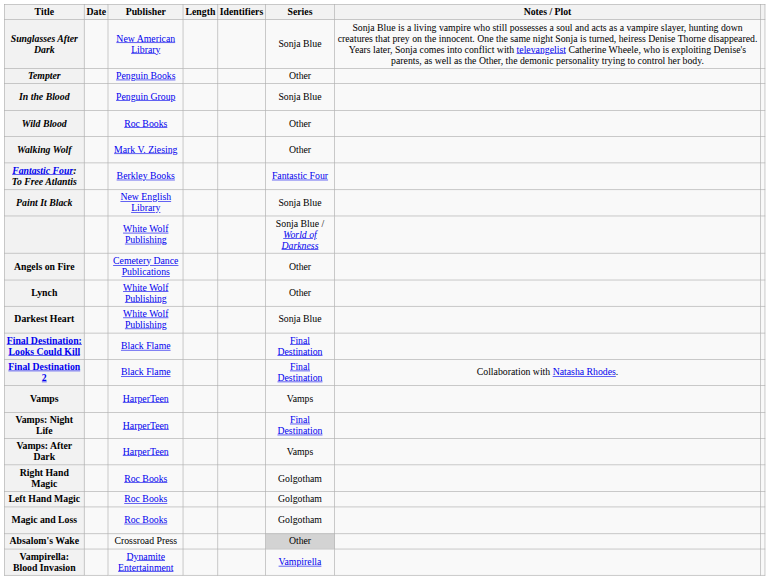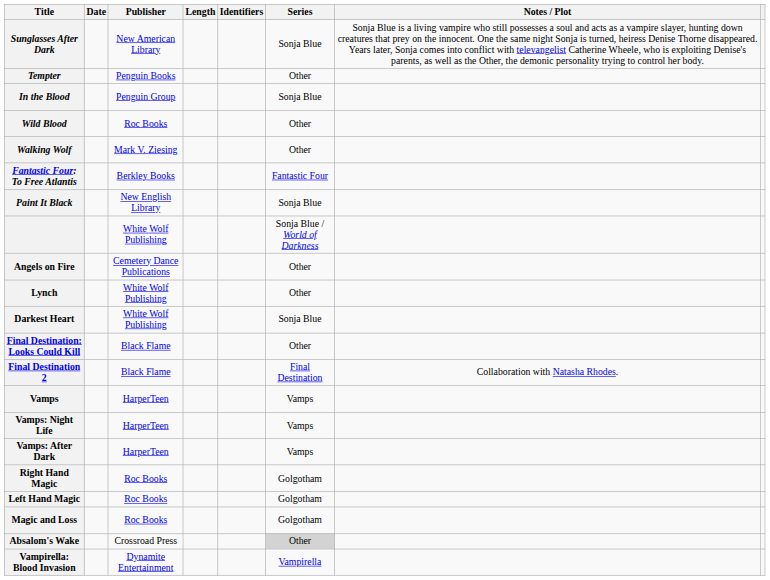(300, 346) Final Destination -> (300, 346) Other
(300, 425) Final Destination -> (300, 425) Vamps
